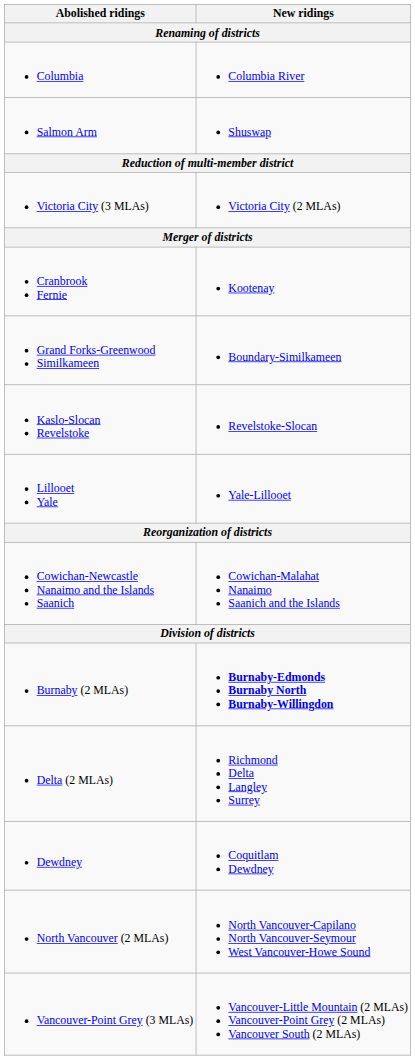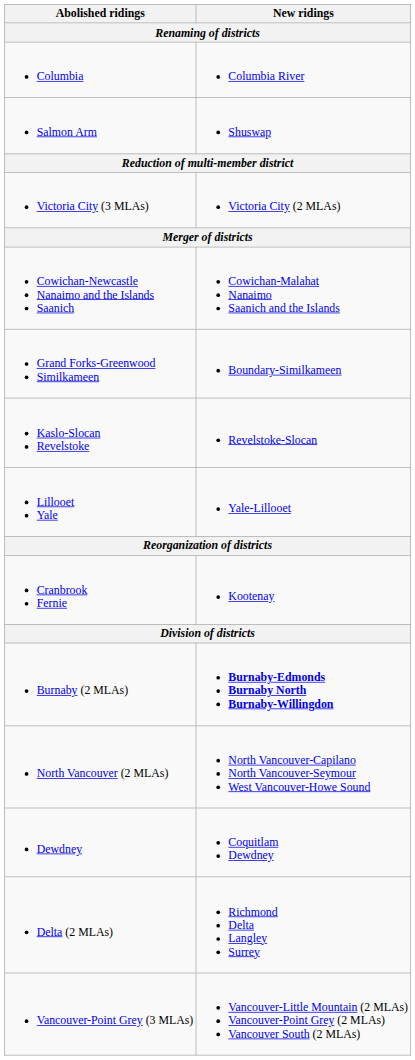rows swapped: (100, 288) <-> (100, 590)
rows swapped: (100, 780) <-> (100, 938)
